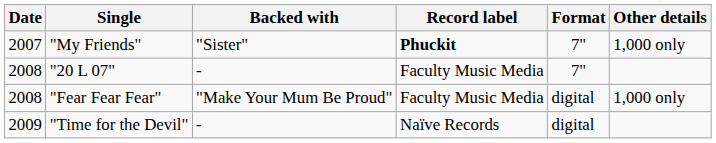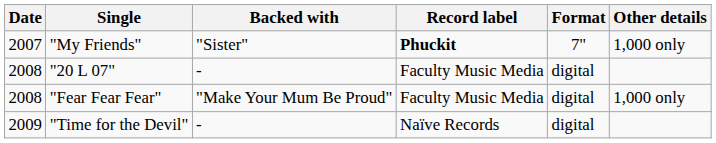(579, 71) 7" -> (573, 71) digital
